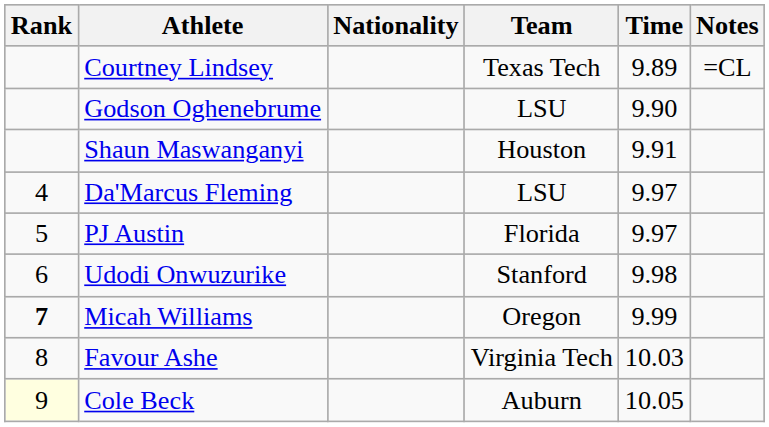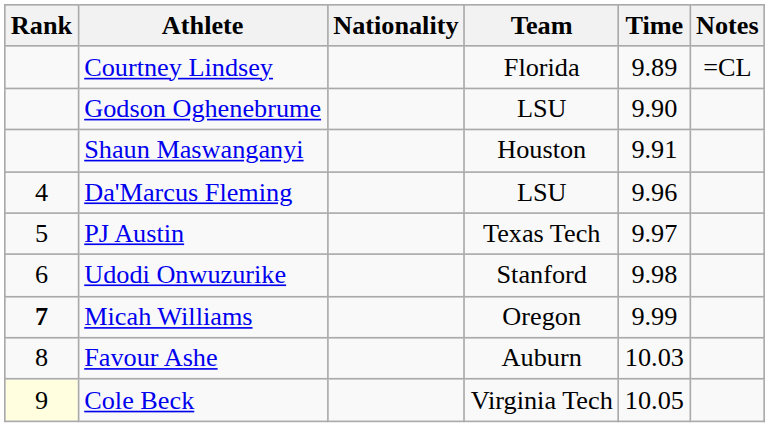(542, 66) Texas Tech -> (542, 66) Florida
(654, 191) 9.97 -> (654, 191) 9.96
(542, 233) Florida -> (542, 233) Texas Tech
(542, 358) Virginia Tech -> (542, 358) Auburn
(542, 399) Auburn -> (542, 399) Virginia Tech
